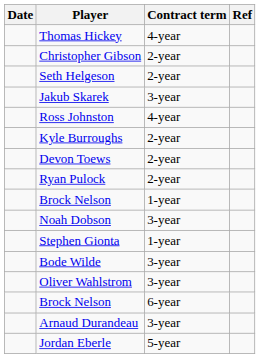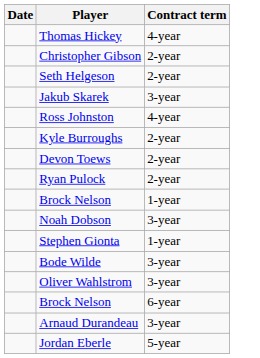- column: (242, 14)
